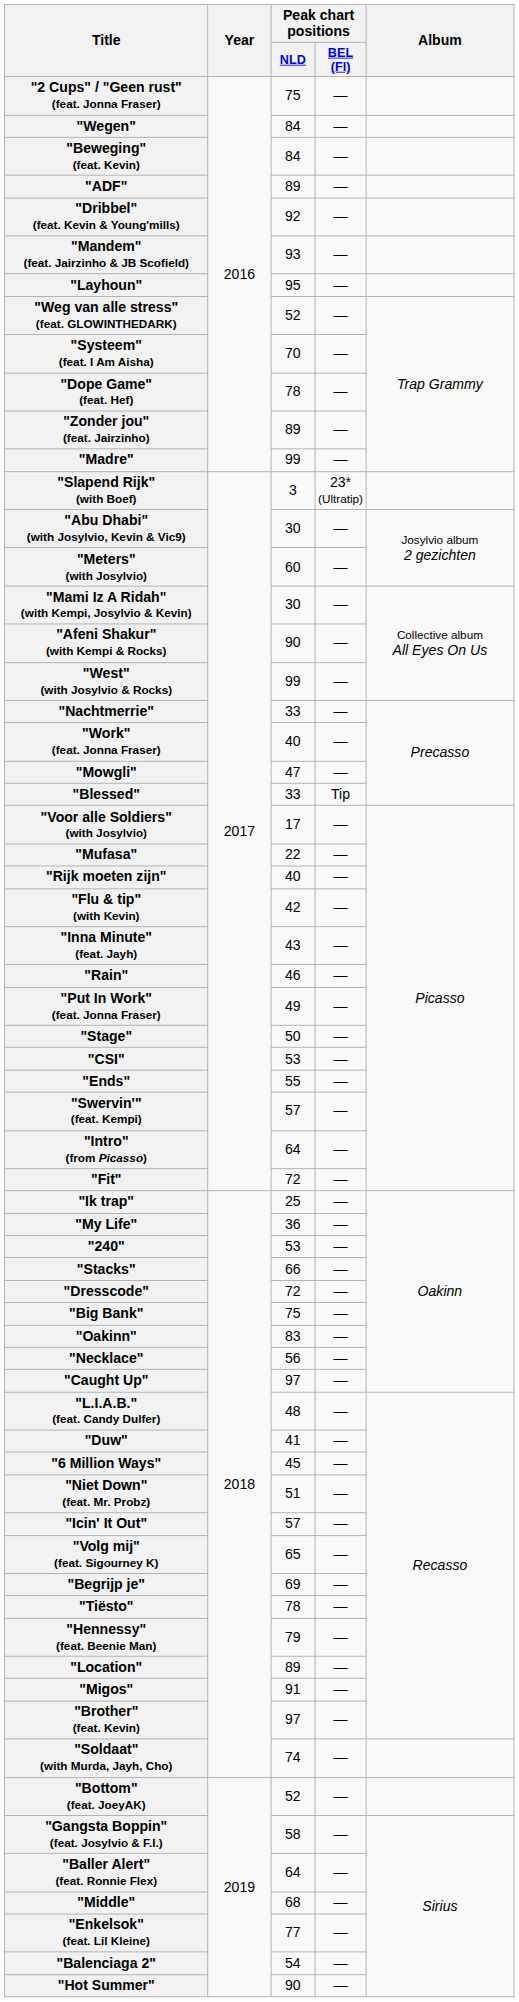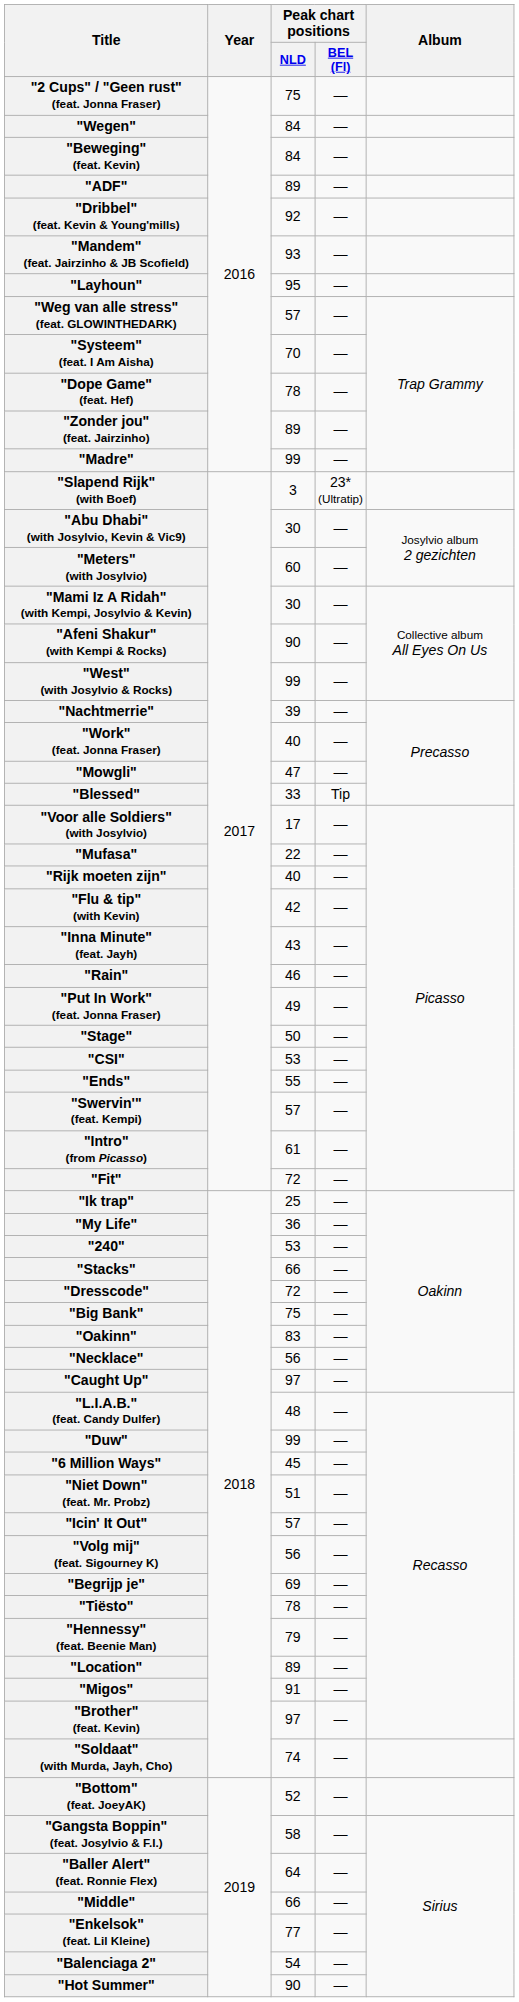(293, 315) 52 -> (293, 315) 57
(293, 711) 33 -> (293, 711) 39
(293, 1149) 64 -> (293, 1149) 61
(293, 1441) 41 -> (293, 1441) 99
(293, 1554) 65 -> (293, 1554) 56
(293, 1902) 68 -> (293, 1902) 66
